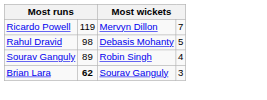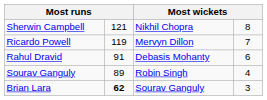+ row: (45, 27)
(87, 42) 98 -> (119, 57) 91
(181, 42) 5 -> (248, 57) 6
